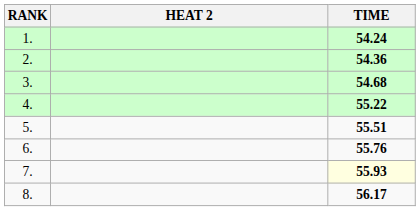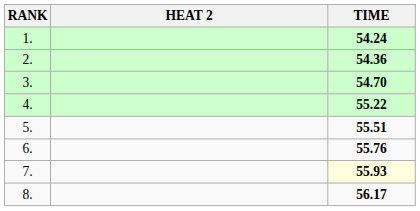(371, 83) 54.68 -> (371, 83) 54.70
